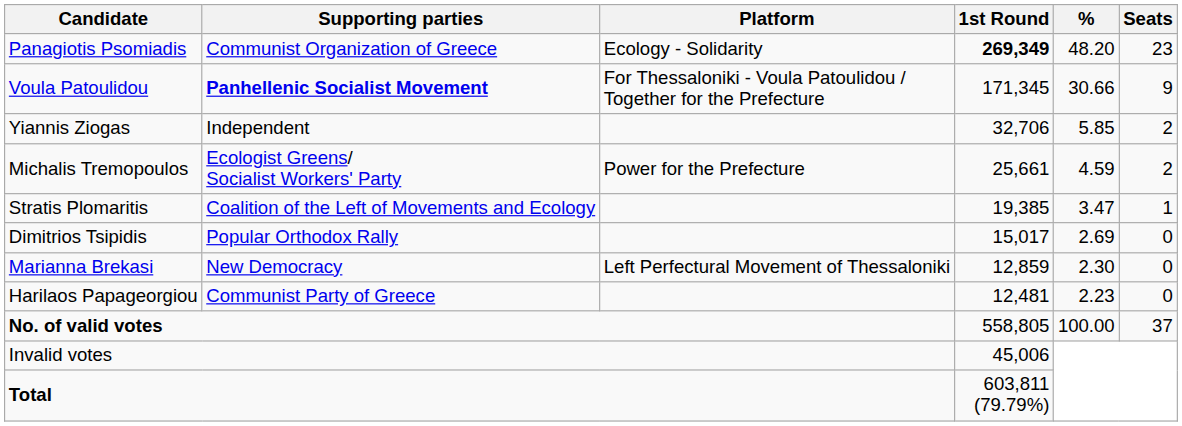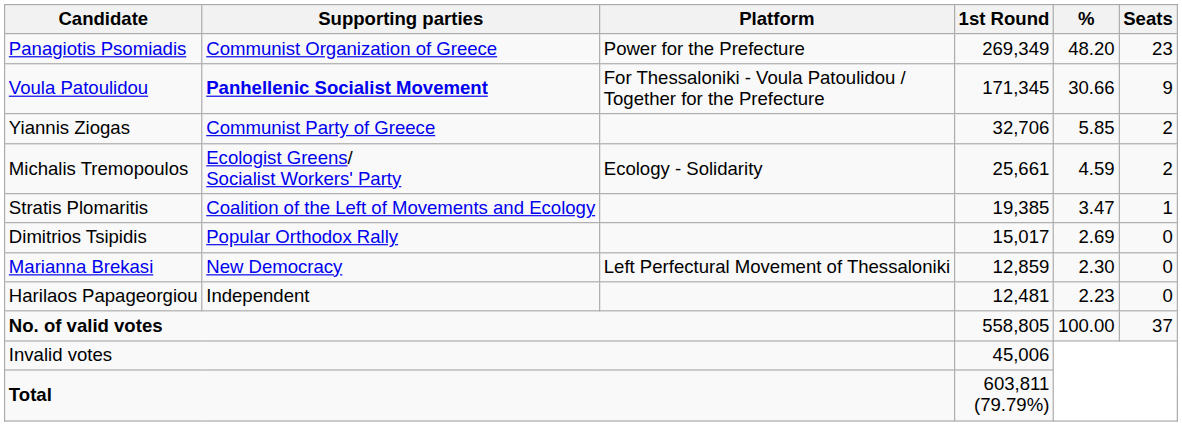(683, 48) Ecology - Solidarity -> (704, 48) Power for the Prefecture
(1016, 48) bold -> (1016, 48) normal
(258, 128) Independent -> (321, 128) Communist Party of Greece
(704, 168) Power for the Prefecture -> (683, 168) Ecology - Solidarity
(321, 296) Communist Party of Greece -> (258, 296) Independent
